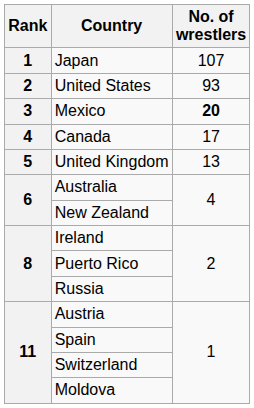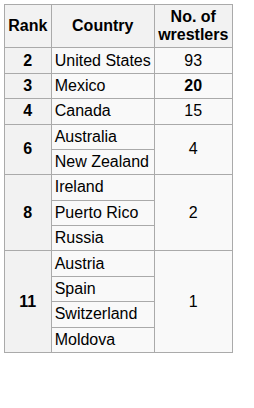- row: (76, 60)
(211, 136) 17 -> (193, 111) 15
- row: (112, 162)
